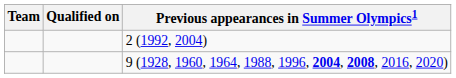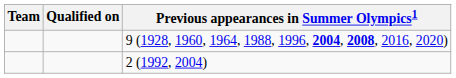rows swapped: (287, 62) <-> (166, 40)
